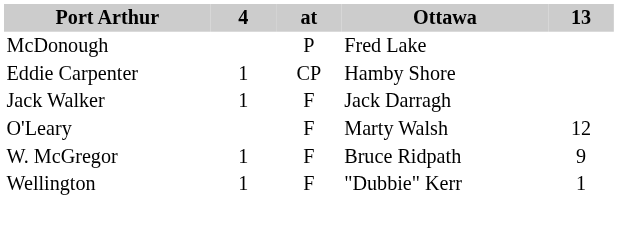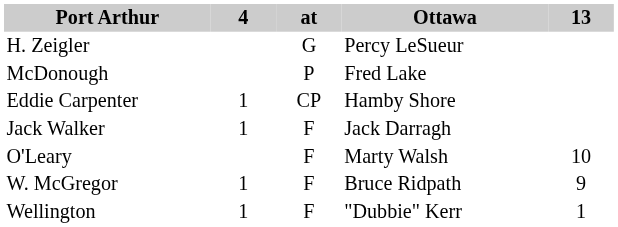+ row: (48, 45)
(581, 128) 12 -> (581, 156) 10
